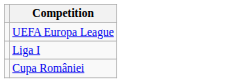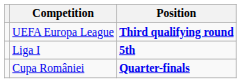+ column: (176, 13)
